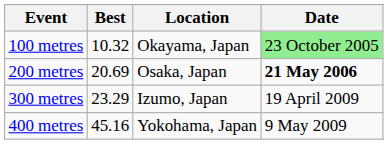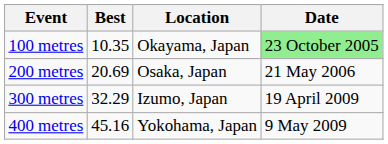(110, 44) 10.32 -> (110, 44) 10.35
(311, 71) bold -> (310, 71) normal
(110, 98) 23.29 -> (110, 98) 32.29
